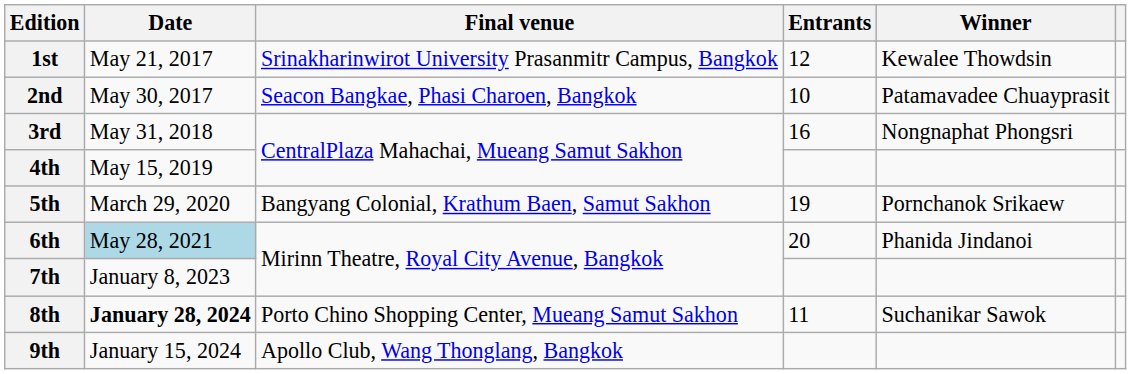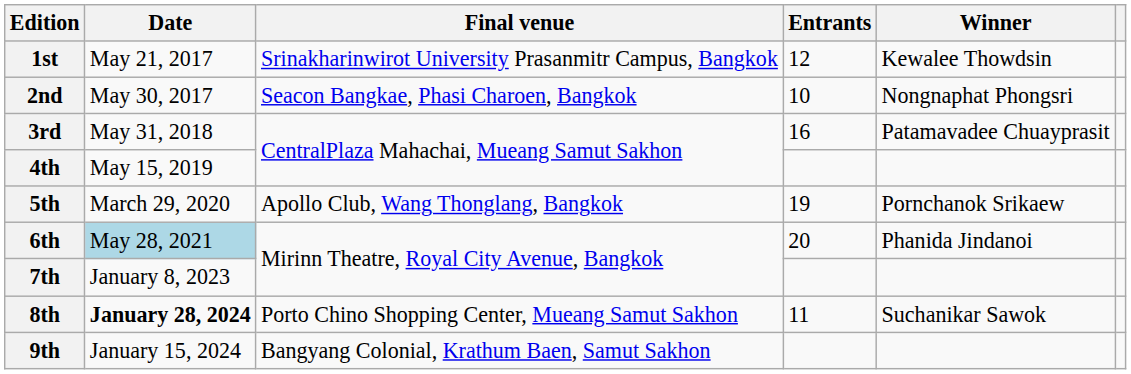(996, 95) Patamavadee Chuayprasit -> (977, 95) Nongnaphat Phongsri
(977, 131) Nongnaphat Phongsri -> (996, 131) Patamavadee Chuayprasit
(486, 204) Bangyang Colonial, Krathum Baen, Samut Sakhon -> (442, 204) Apollo Club, Wang Thonglang, Bangkok
(442, 349) Apollo Club, Wang Thonglang, Bangkok -> (486, 349) Bangyang Colonial, Krathum Baen, Samut Sakhon
